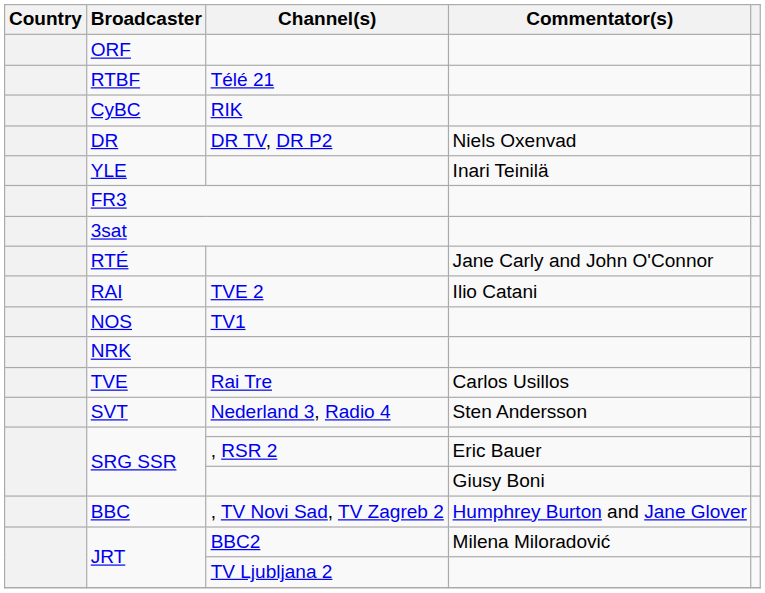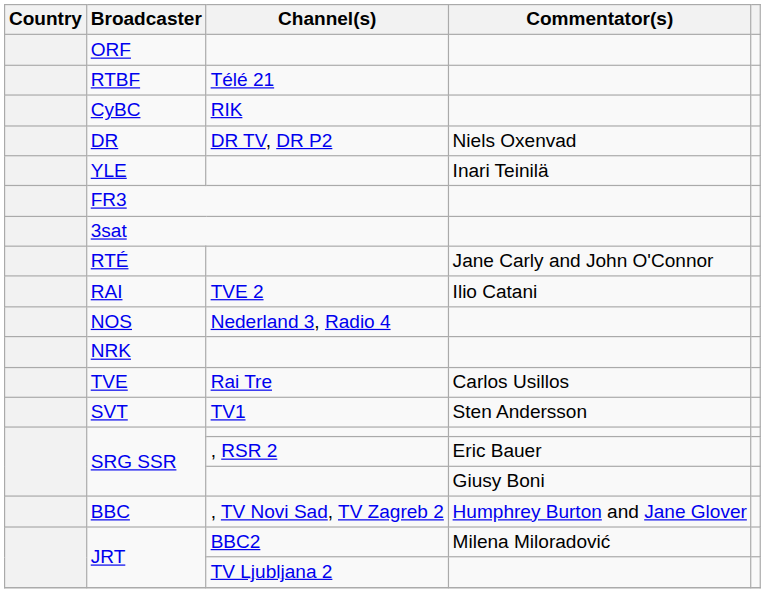(228, 321) TV1 -> (301, 321) Nederland 3, Radio 4
(301, 412) Nederland 3, Radio 4 -> (228, 412) TV1
